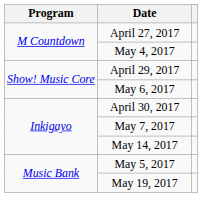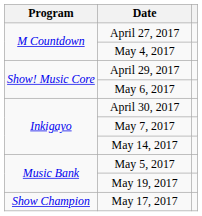+ row: (145, 201)
